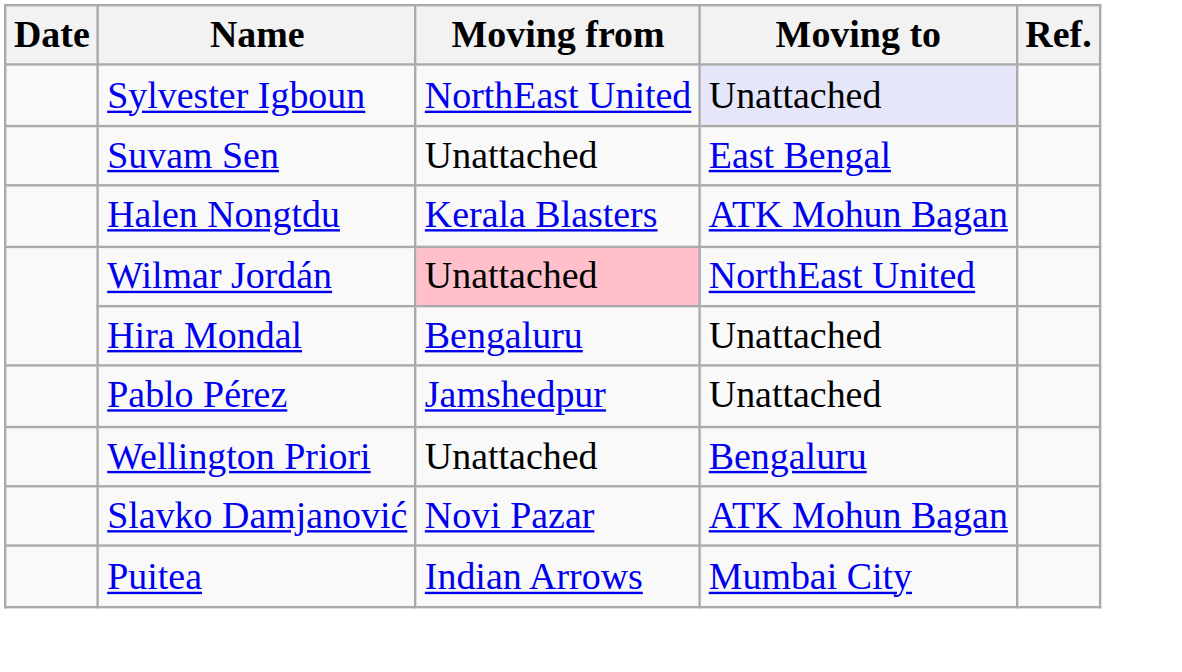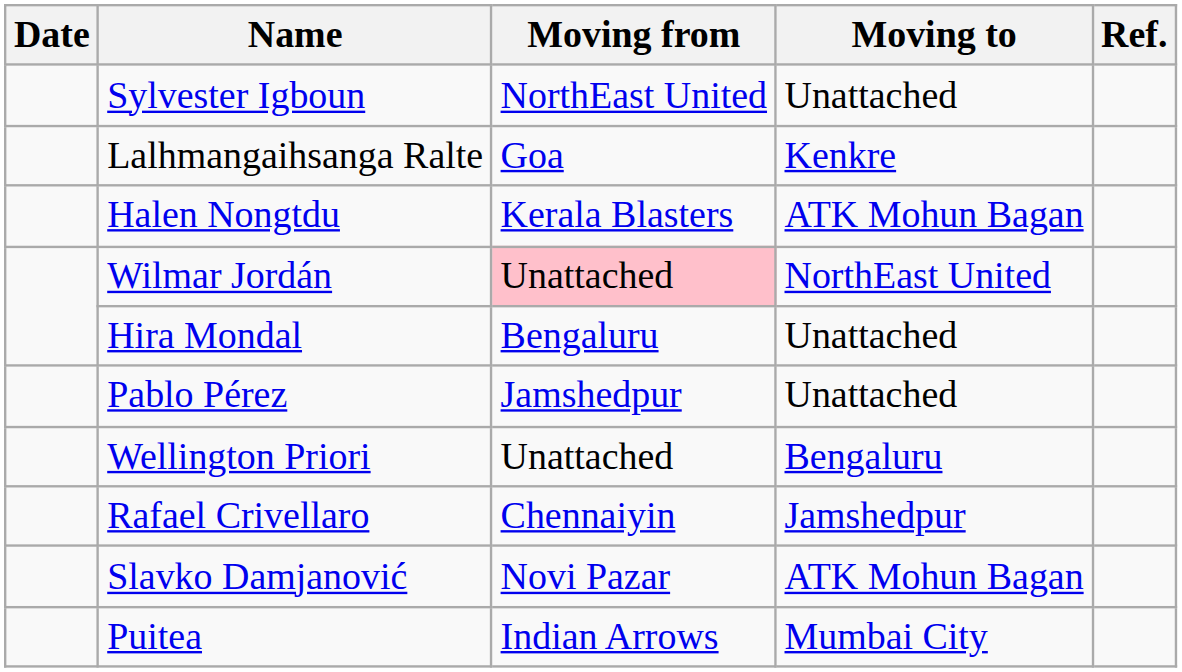(795, 94) lavender background -> (871, 94) no background
- row: (193, 154)
+ row: (295, 154)
+ row: (238, 515)
